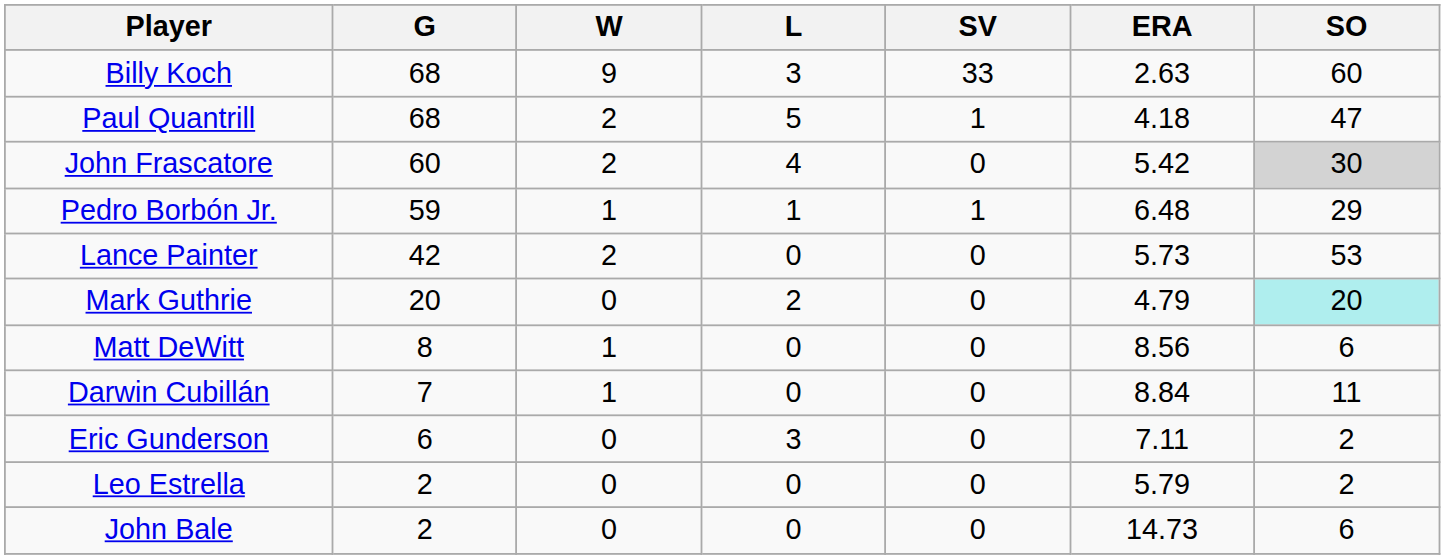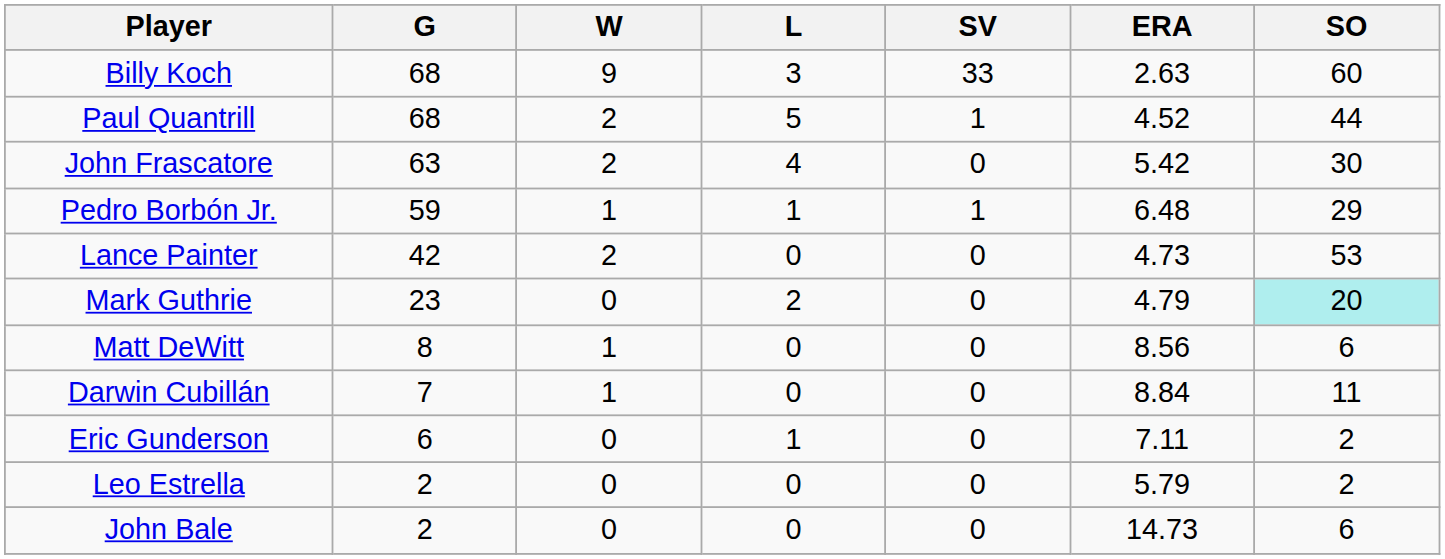(1162, 118) 4.18 -> (1162, 118) 4.52
(1347, 118) 47 -> (1347, 118) 44
(425, 164) 60 -> (425, 164) 63
(1347, 164) lightgrey background -> (1347, 164) no background
(1162, 255) 5.73 -> (1162, 255) 4.73
(425, 301) 20 -> (425, 301) 23
(793, 438) 3 -> (793, 438) 1
